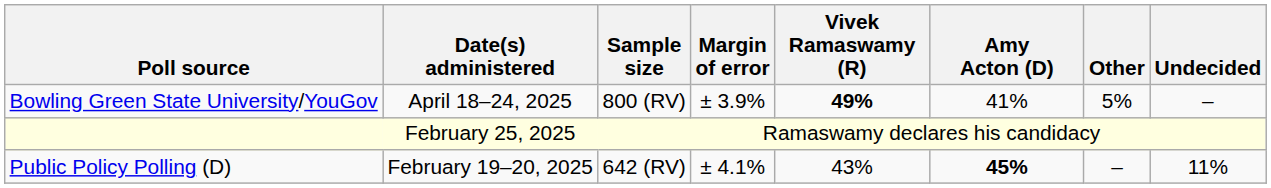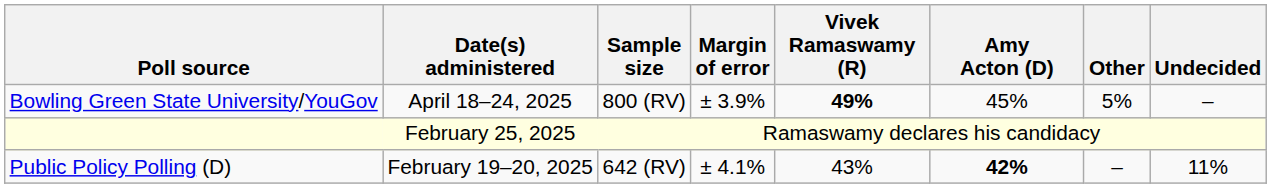(1007, 101) 41% -> (1007, 101) 45%
(1007, 167) 45% -> (1007, 167) 42%
